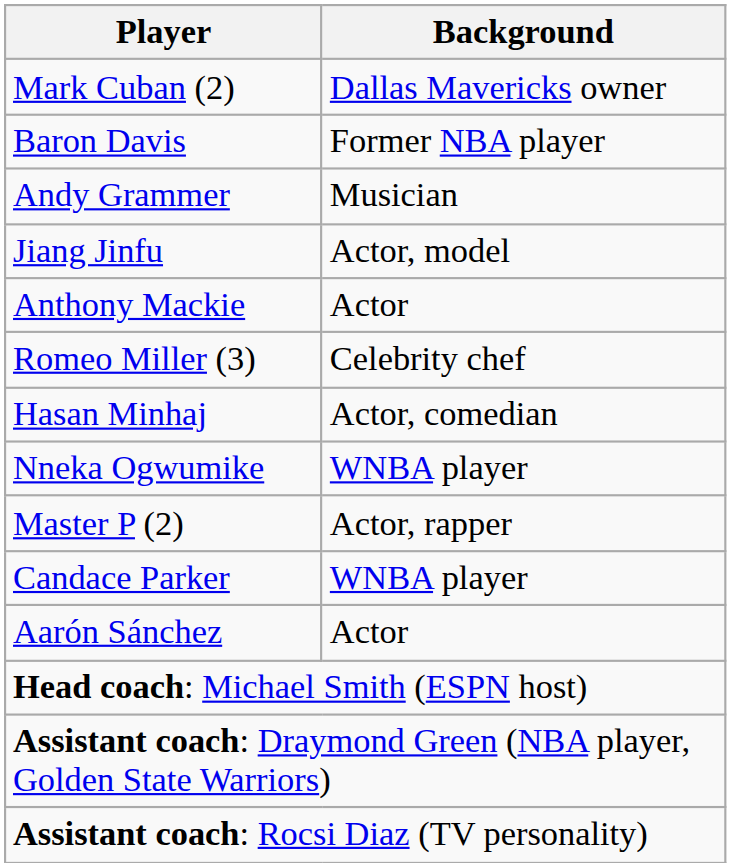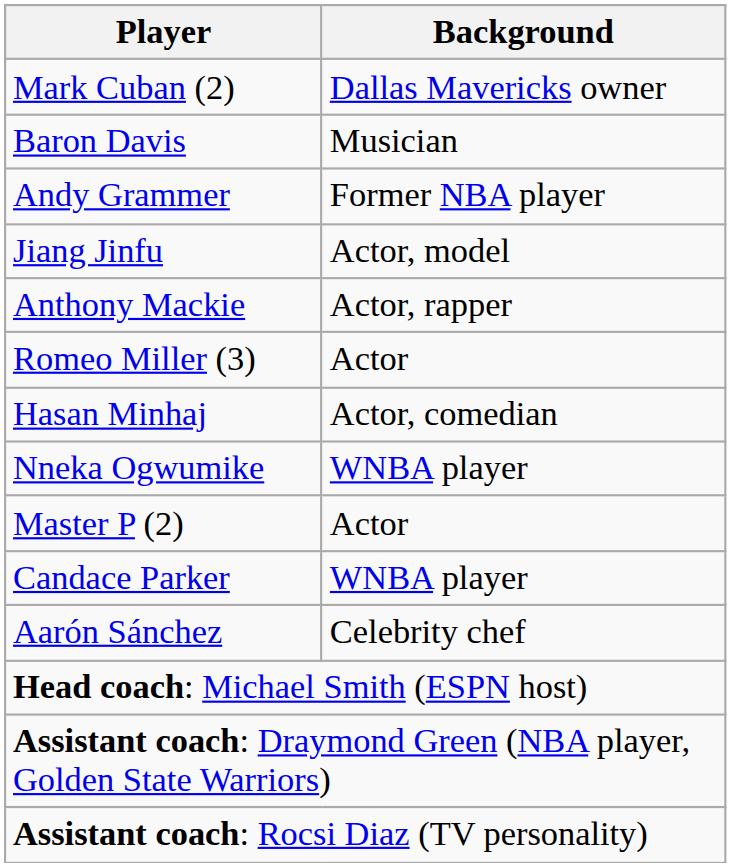(467, 140) Former NBA player -> (394, 140) Musician
(394, 195) Musician -> (467, 195) Former NBA player
(369, 304) Actor -> (421, 304) Actor, rapper
(428, 359) Celebrity chef -> (369, 359) Actor
(421, 522) Actor, rapper -> (369, 522) Actor
(369, 631) Actor -> (428, 631) Celebrity chef
